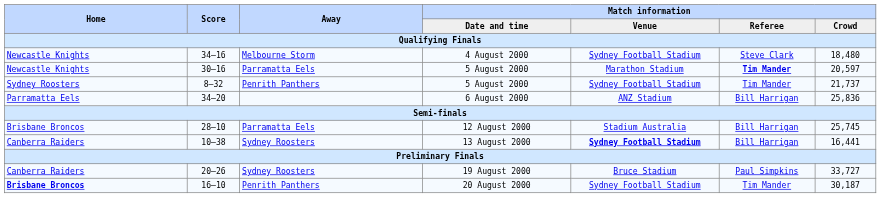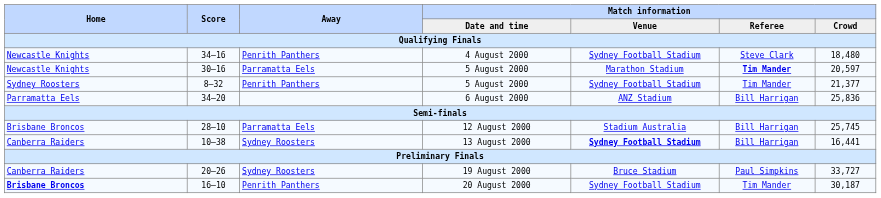(278, 55) Melbourne Storm -> (281, 55) Penrith Panthers
(845, 84) 21,737 -> (845, 84) 21,377
